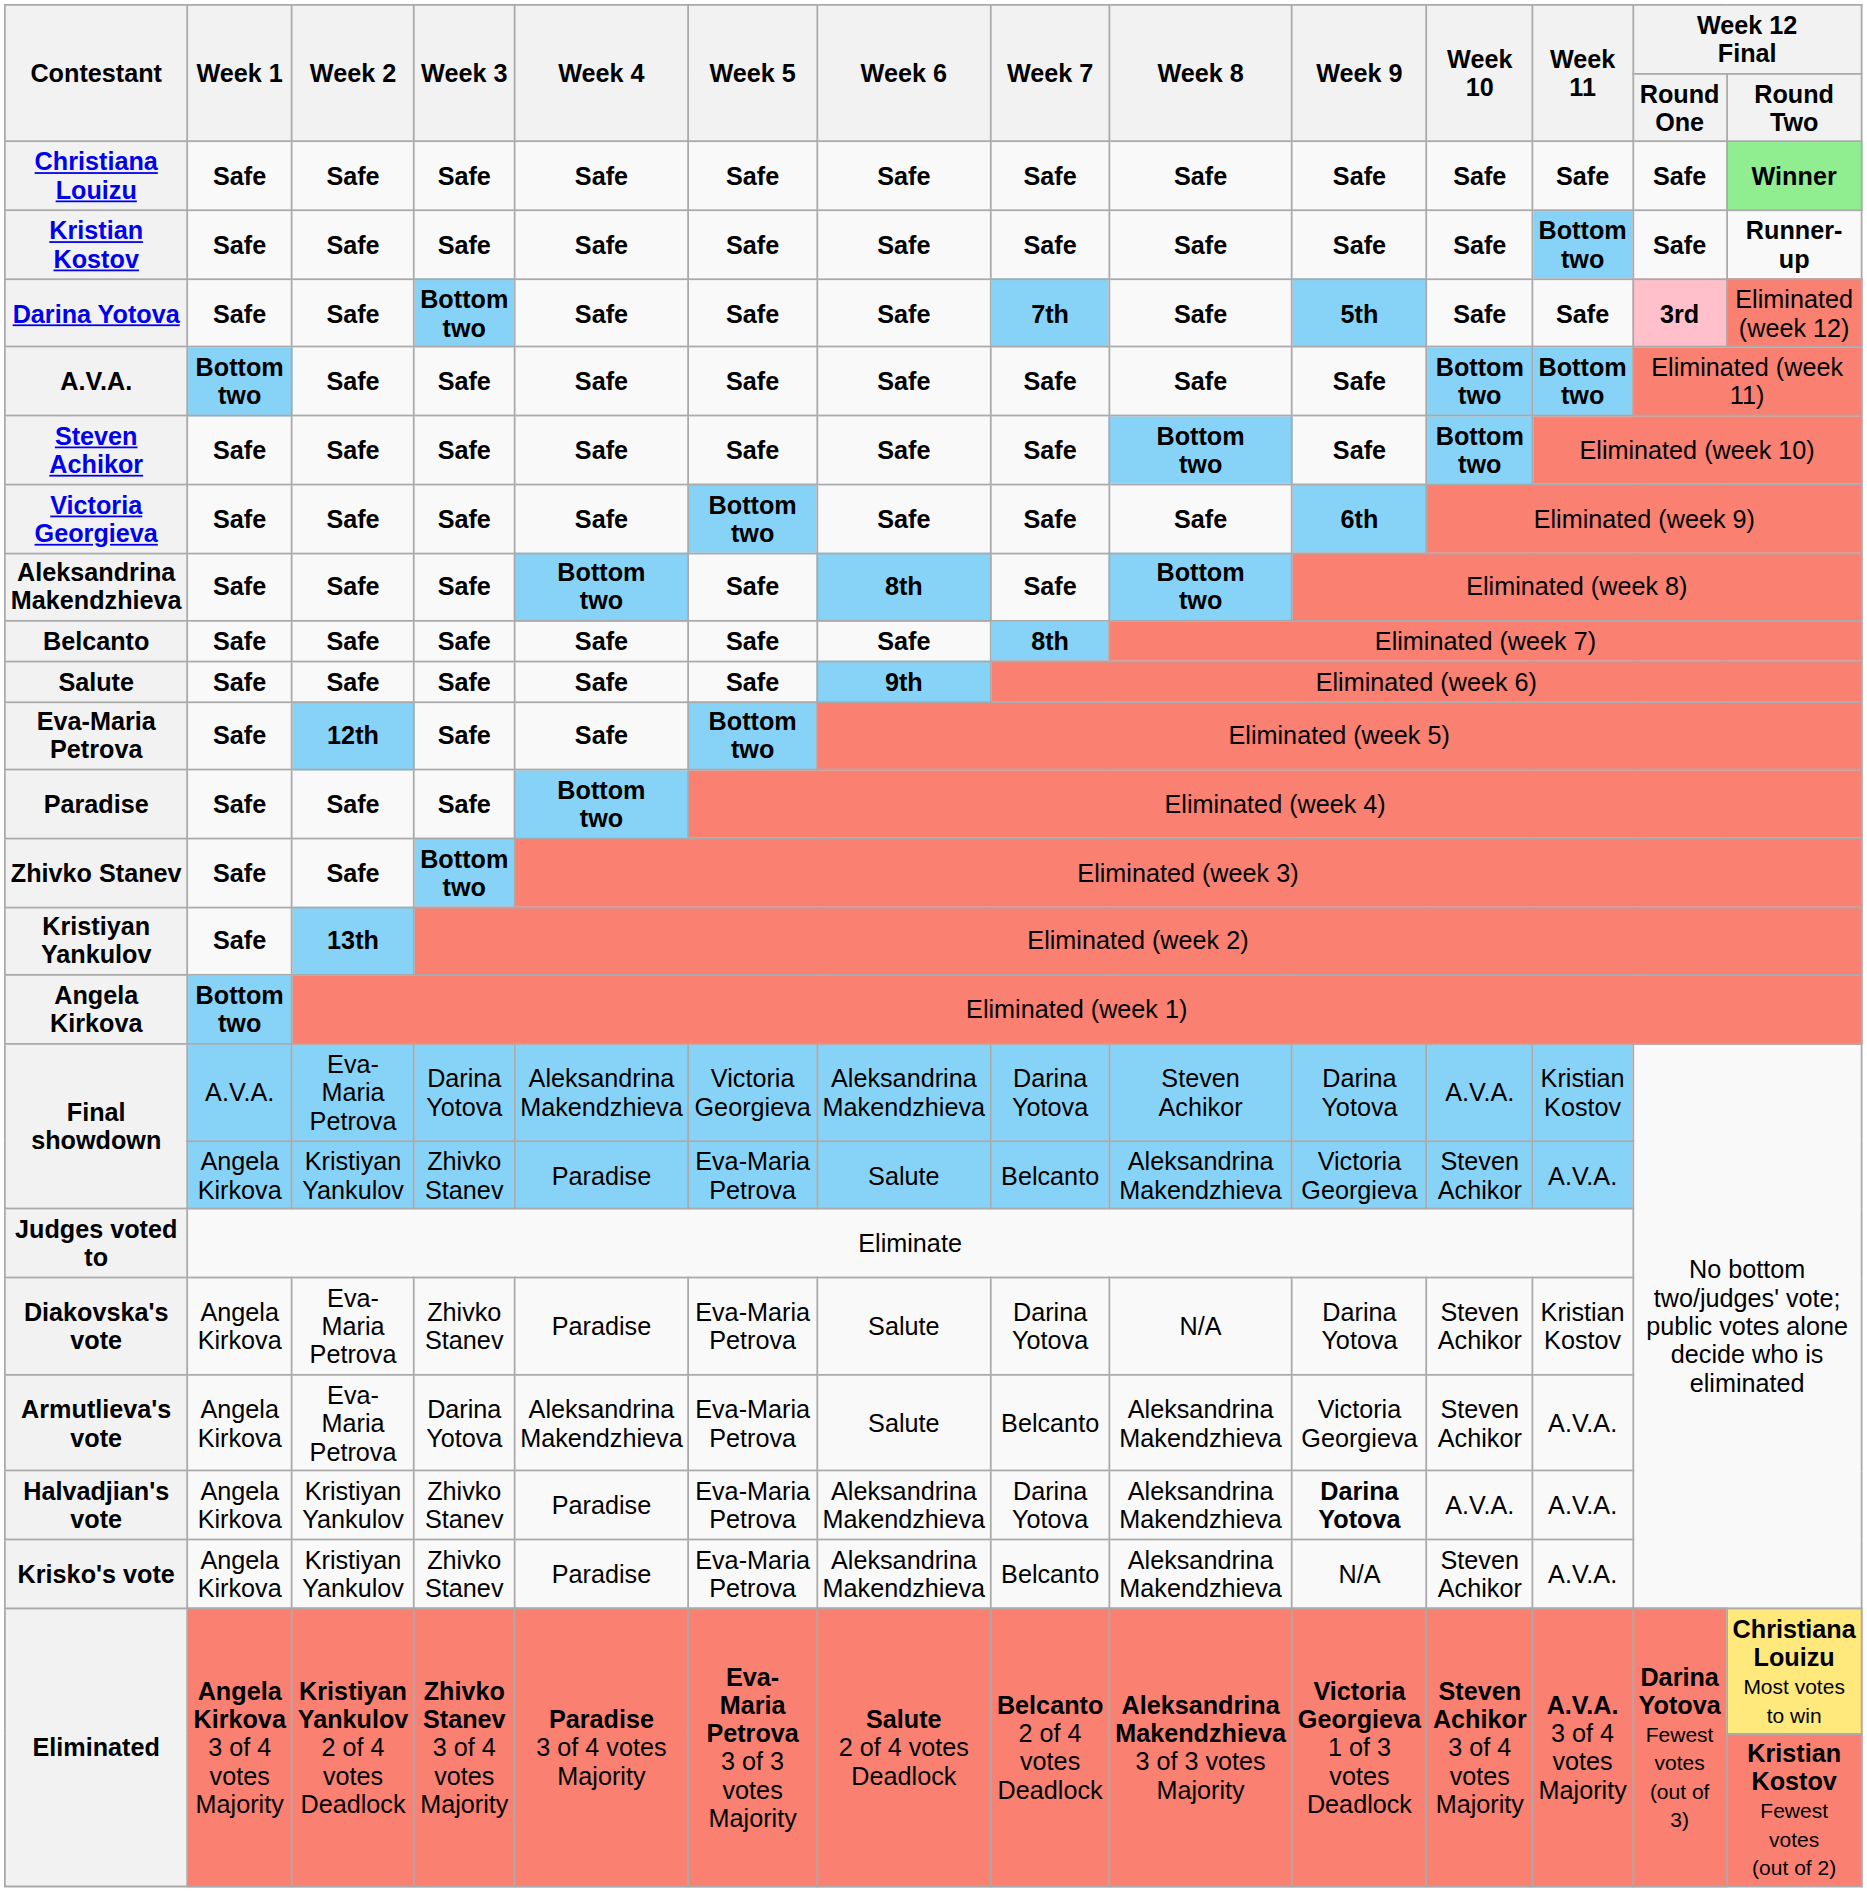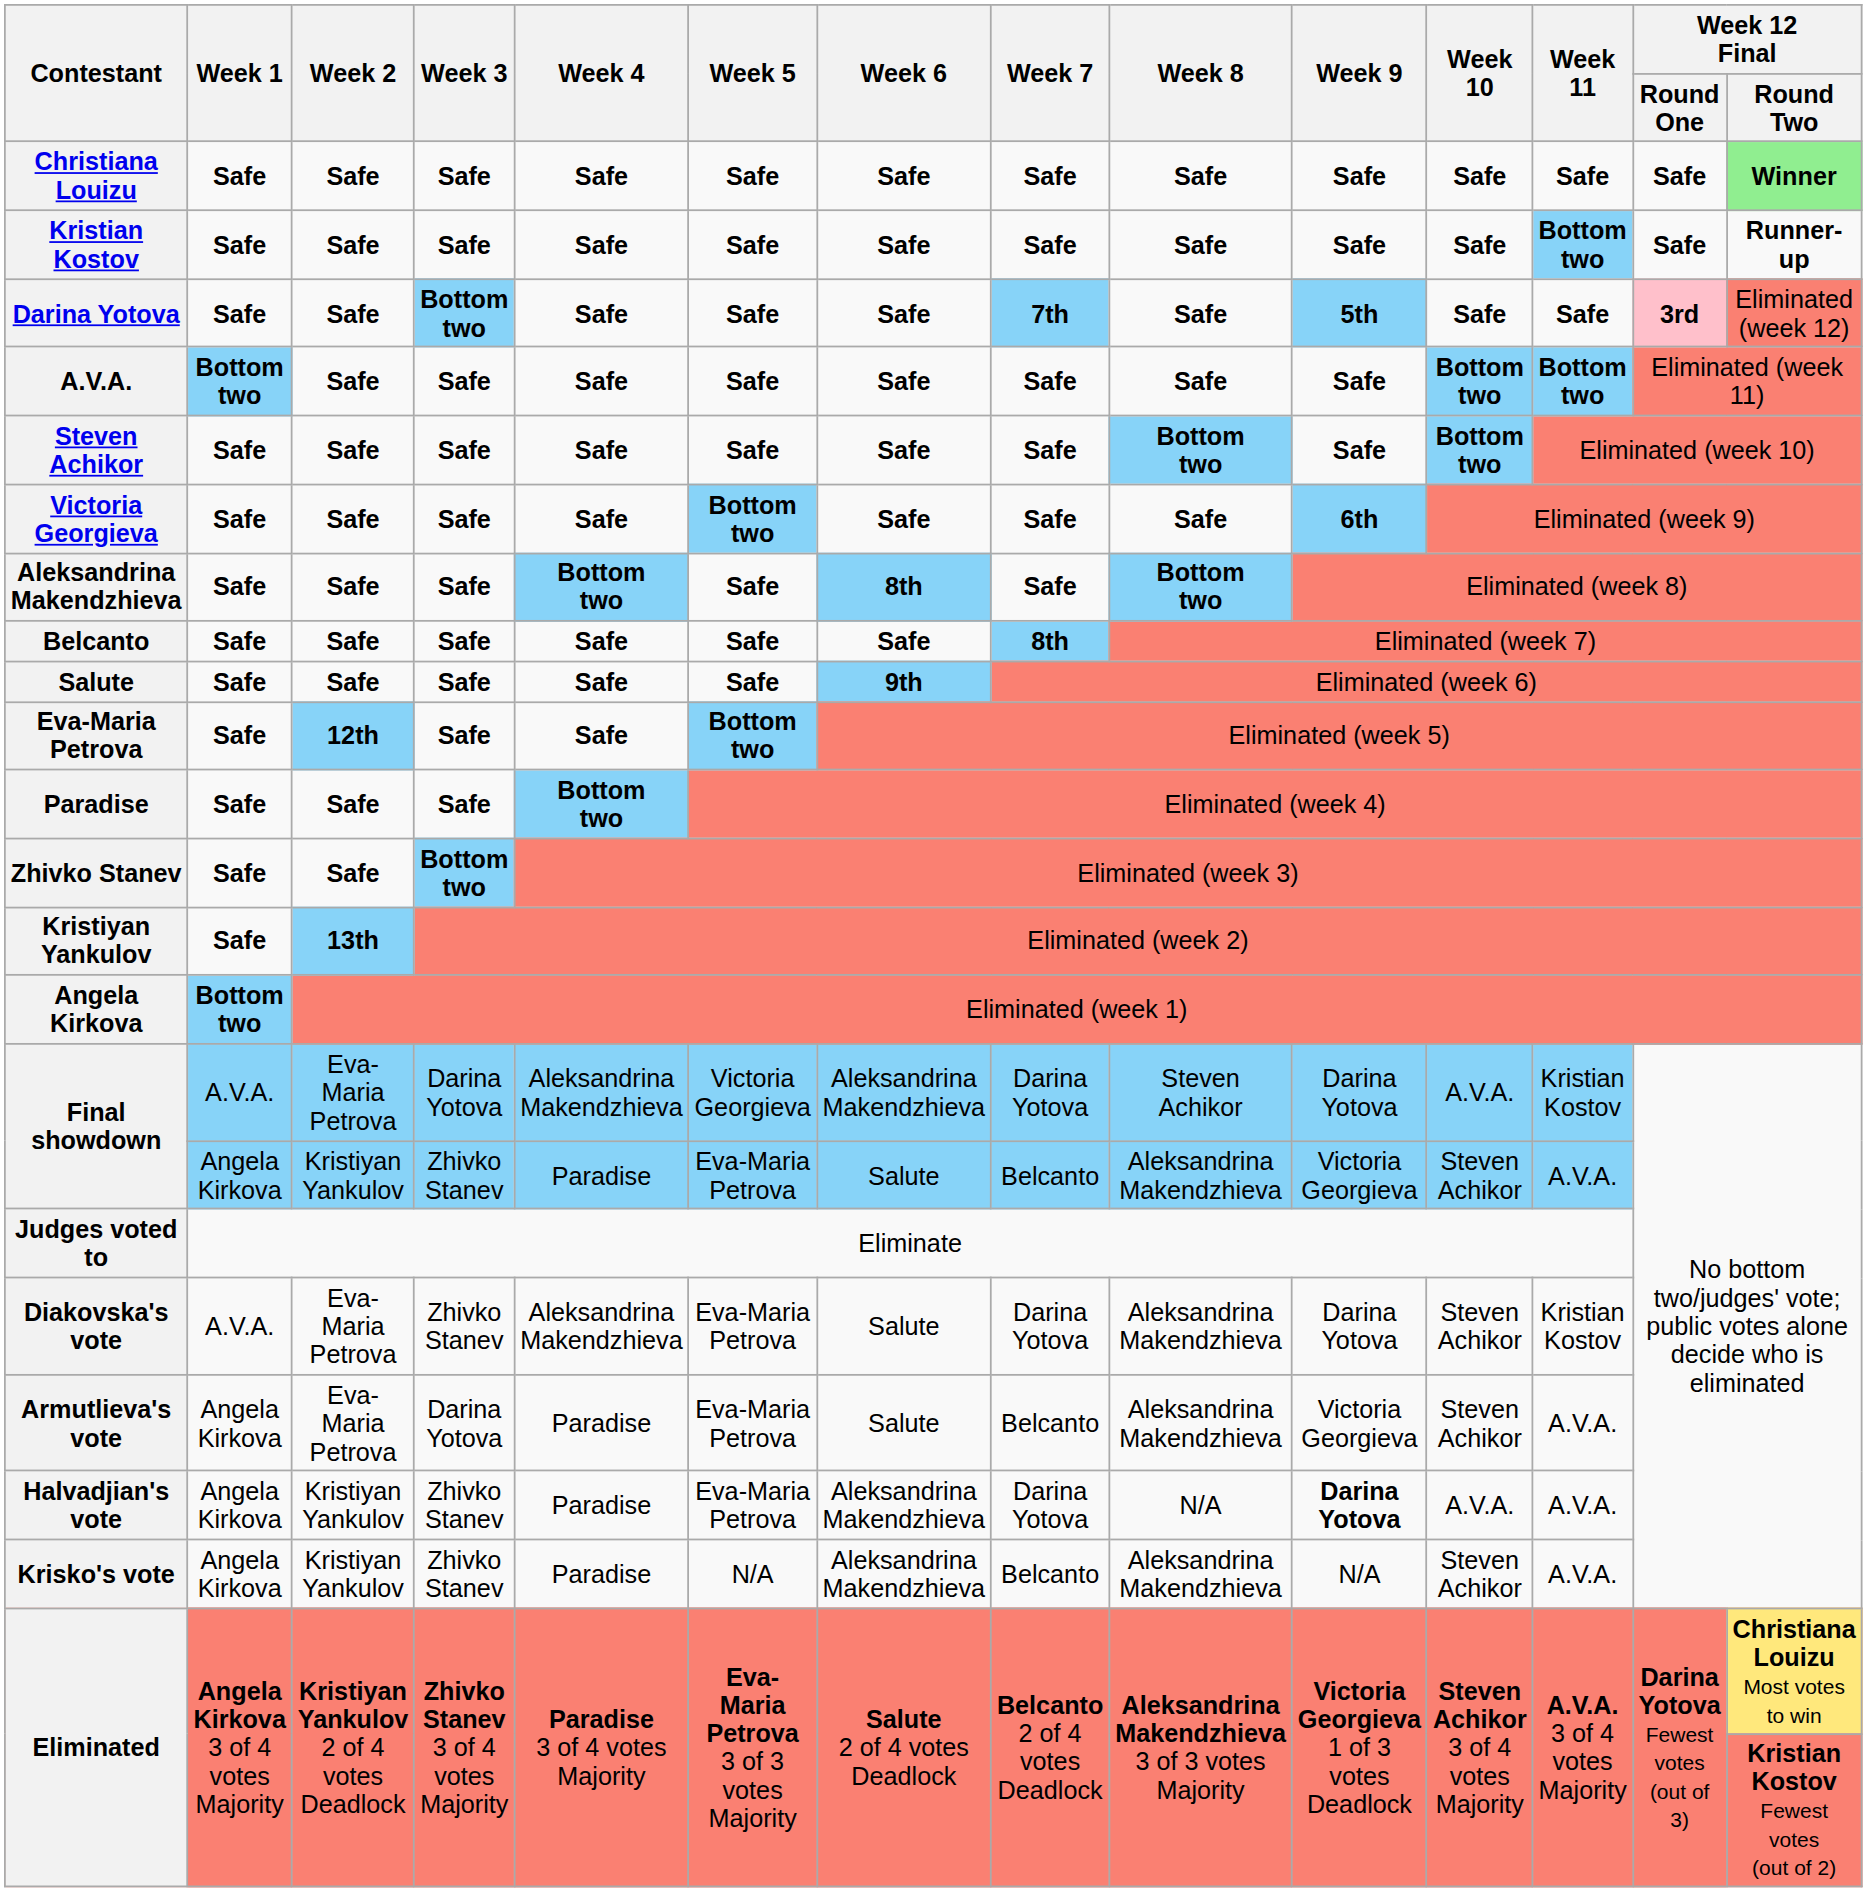(240, 1326) Angela Kirkova -> (240, 1326) A.V.A.
(601, 1326) Paradise -> (601, 1326) Aleksandrina Makendzhieva
(1201, 1326) N/A -> (1201, 1326) Aleksandrina Makendzhieva
(601, 1423) Aleksandrina Makendzhieva -> (601, 1423) Paradise
(1201, 1506) Aleksandrina Makendzhieva -> (1201, 1506) N/A
(753, 1574) Eva-Maria Petrova -> (753, 1574) N/A
